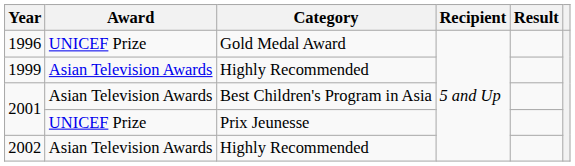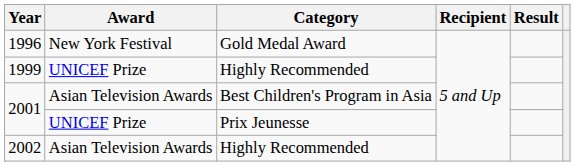(98, 43) UNICEF Prize -> (110, 43) New York Festival
(131, 69) Asian Television Awards -> (98, 69) UNICEF Prize
